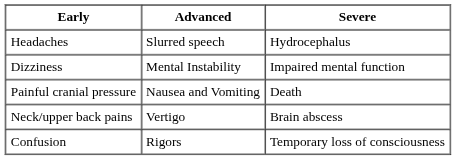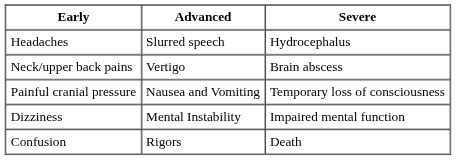rows swapped: (72, 116) <-> (37, 67)
(286, 92) Death -> (357, 92) Temporary loss of consciousness
(357, 141) Temporary loss of consciousness -> (286, 141) Death
